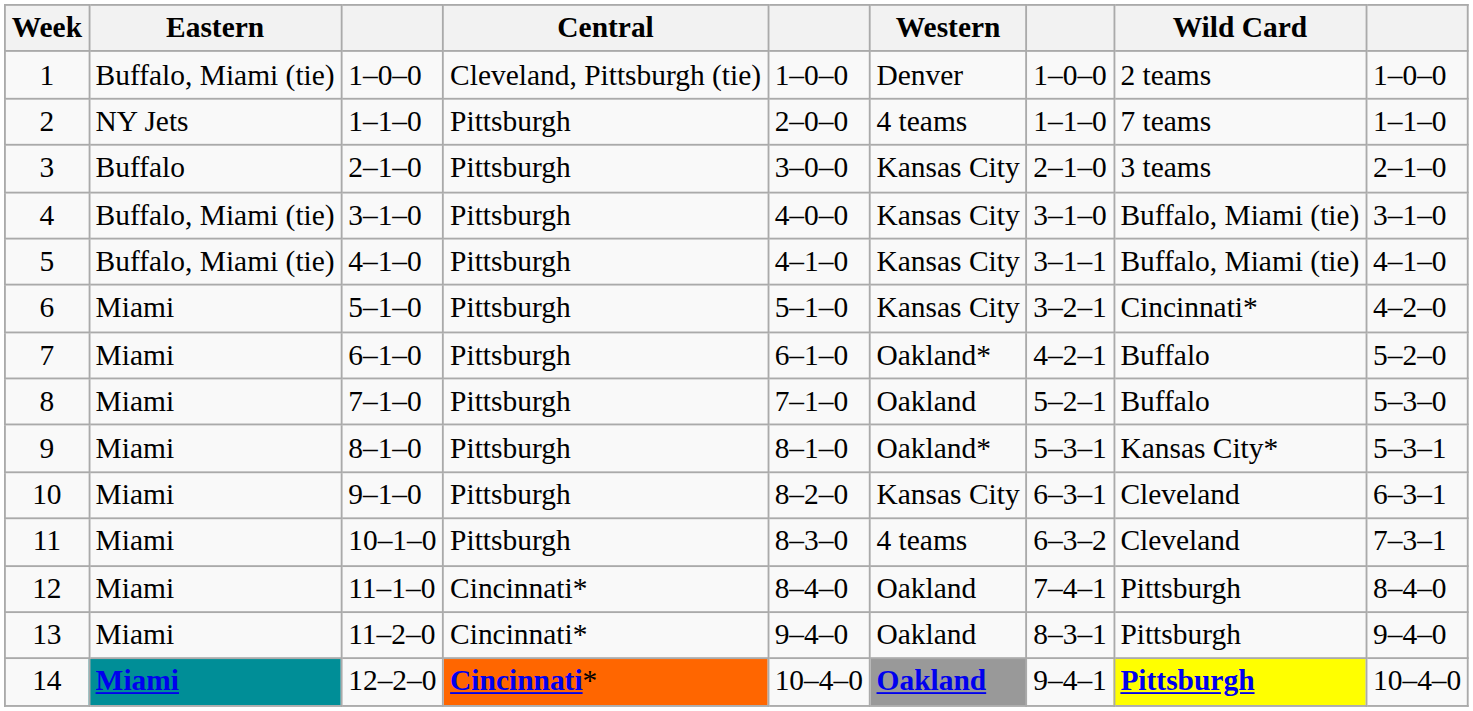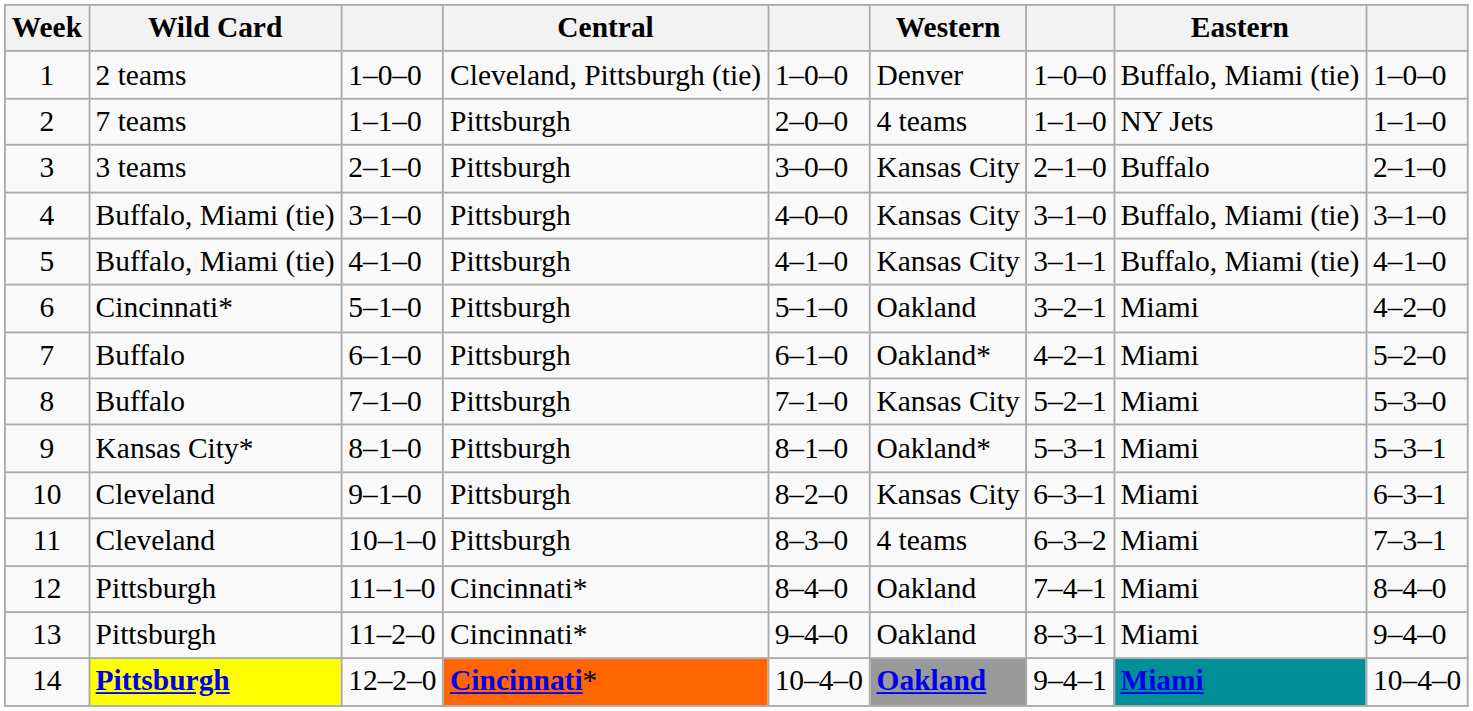columns swapped: (215, 27) <-> (1240, 27)
(948, 307) Kansas City -> (926, 307) Oakland
(926, 401) Oakland -> (948, 401) Kansas City
